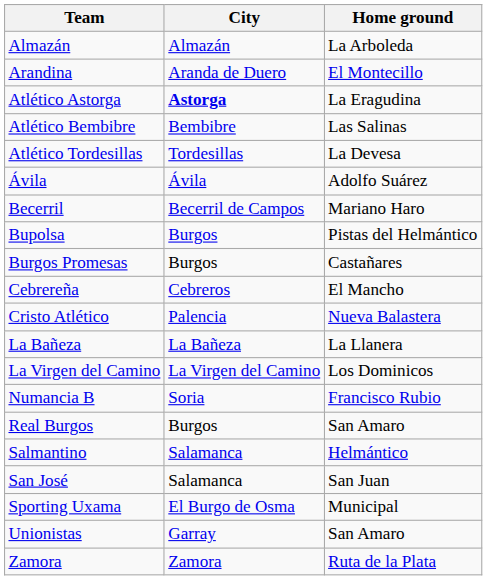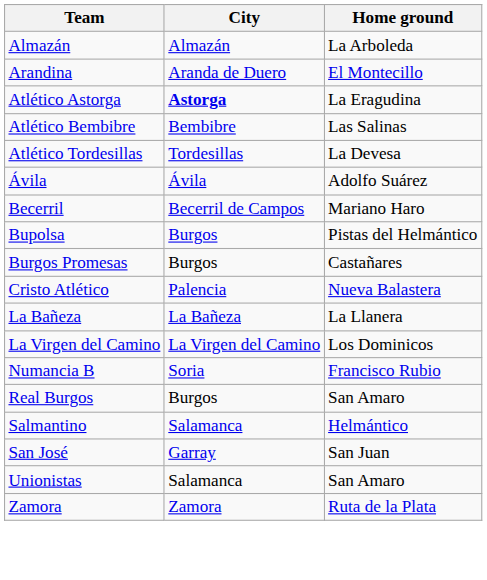- row: (44, 289)
(205, 479) Salamanca -> (192, 452) Garray
- row: (65, 506)
(192, 533) Garray -> (205, 479) Salamanca
